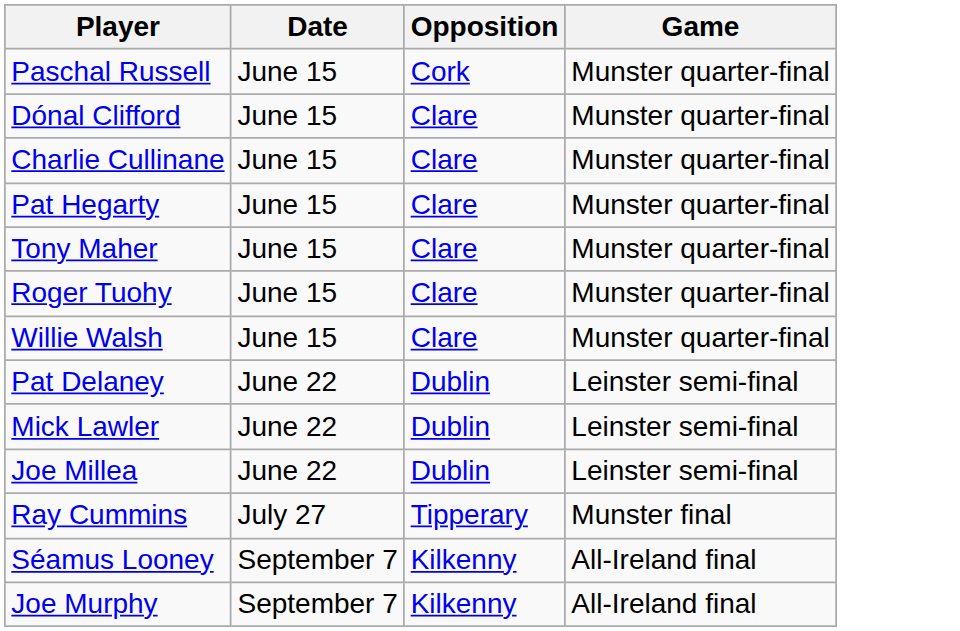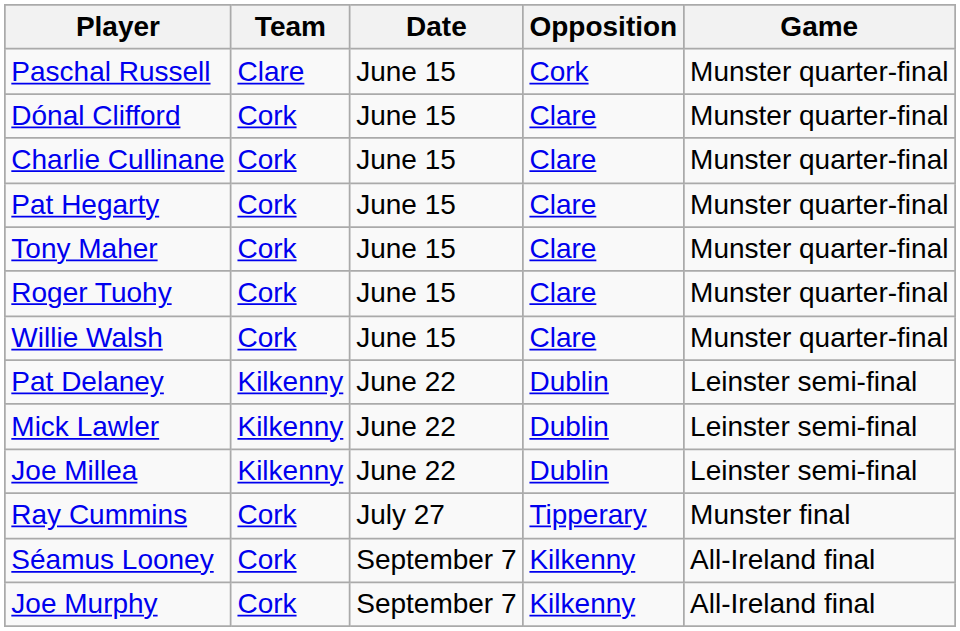+ column: (290, 26)
